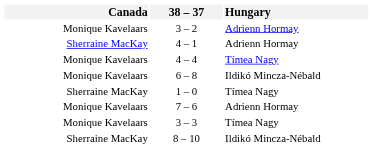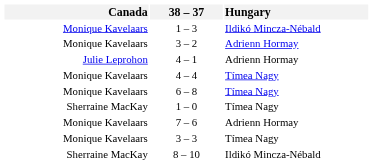+ row: (186, 28)
(107, 44) Sherraine MacKay -> (115, 59) Julie Leprohon
(273, 75) Ildikó Mincza-Nébald -> (252, 91) Tímea Nagy
